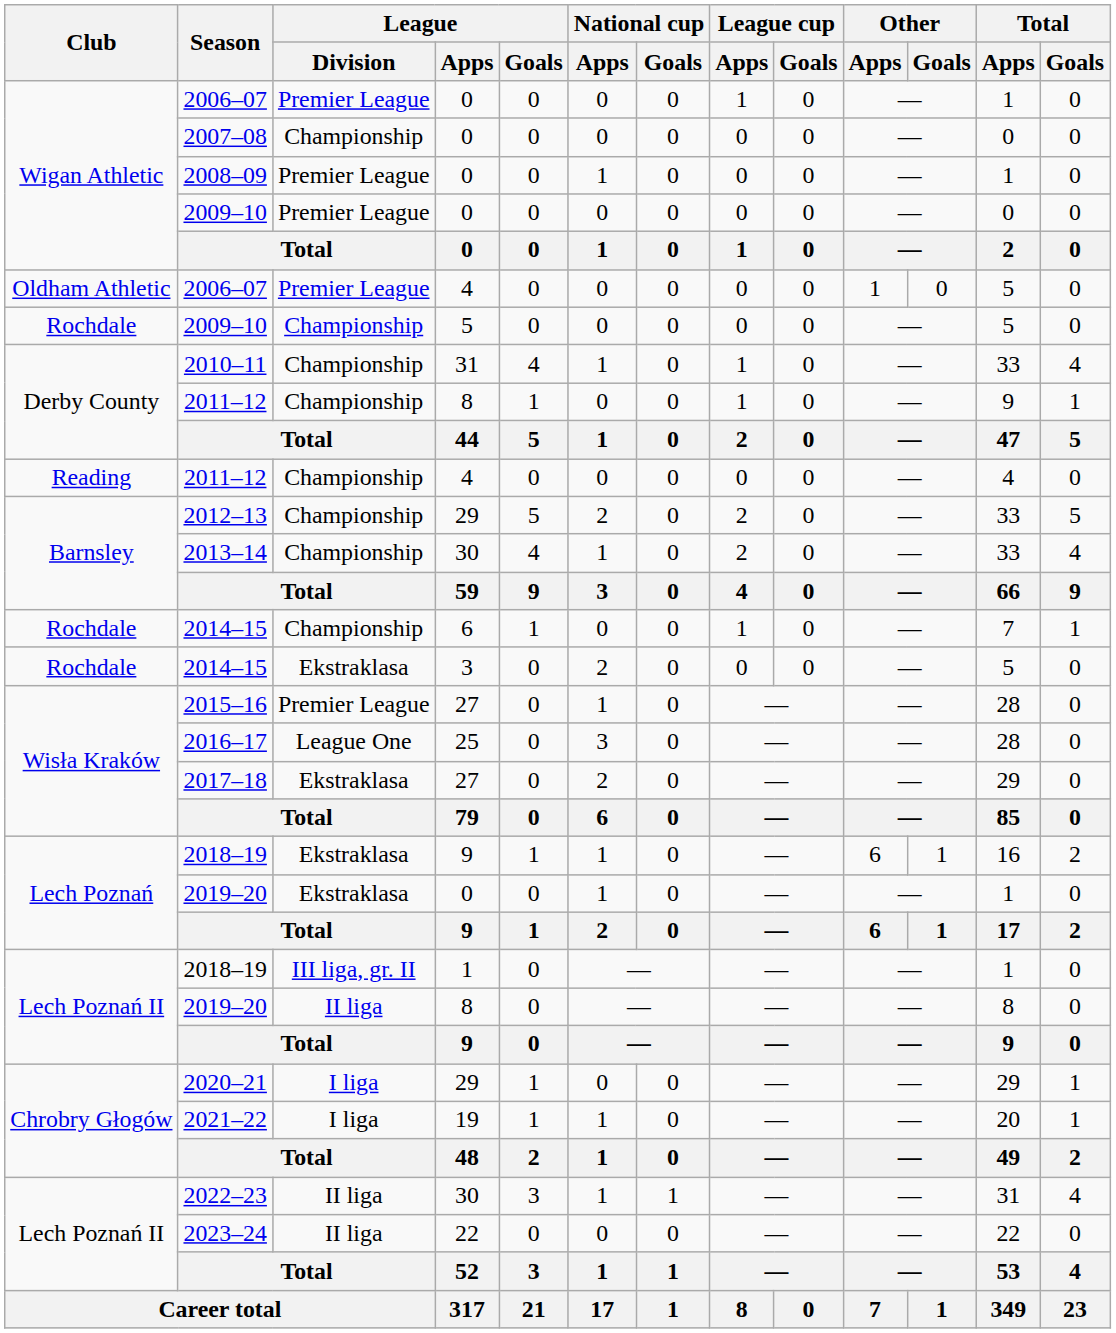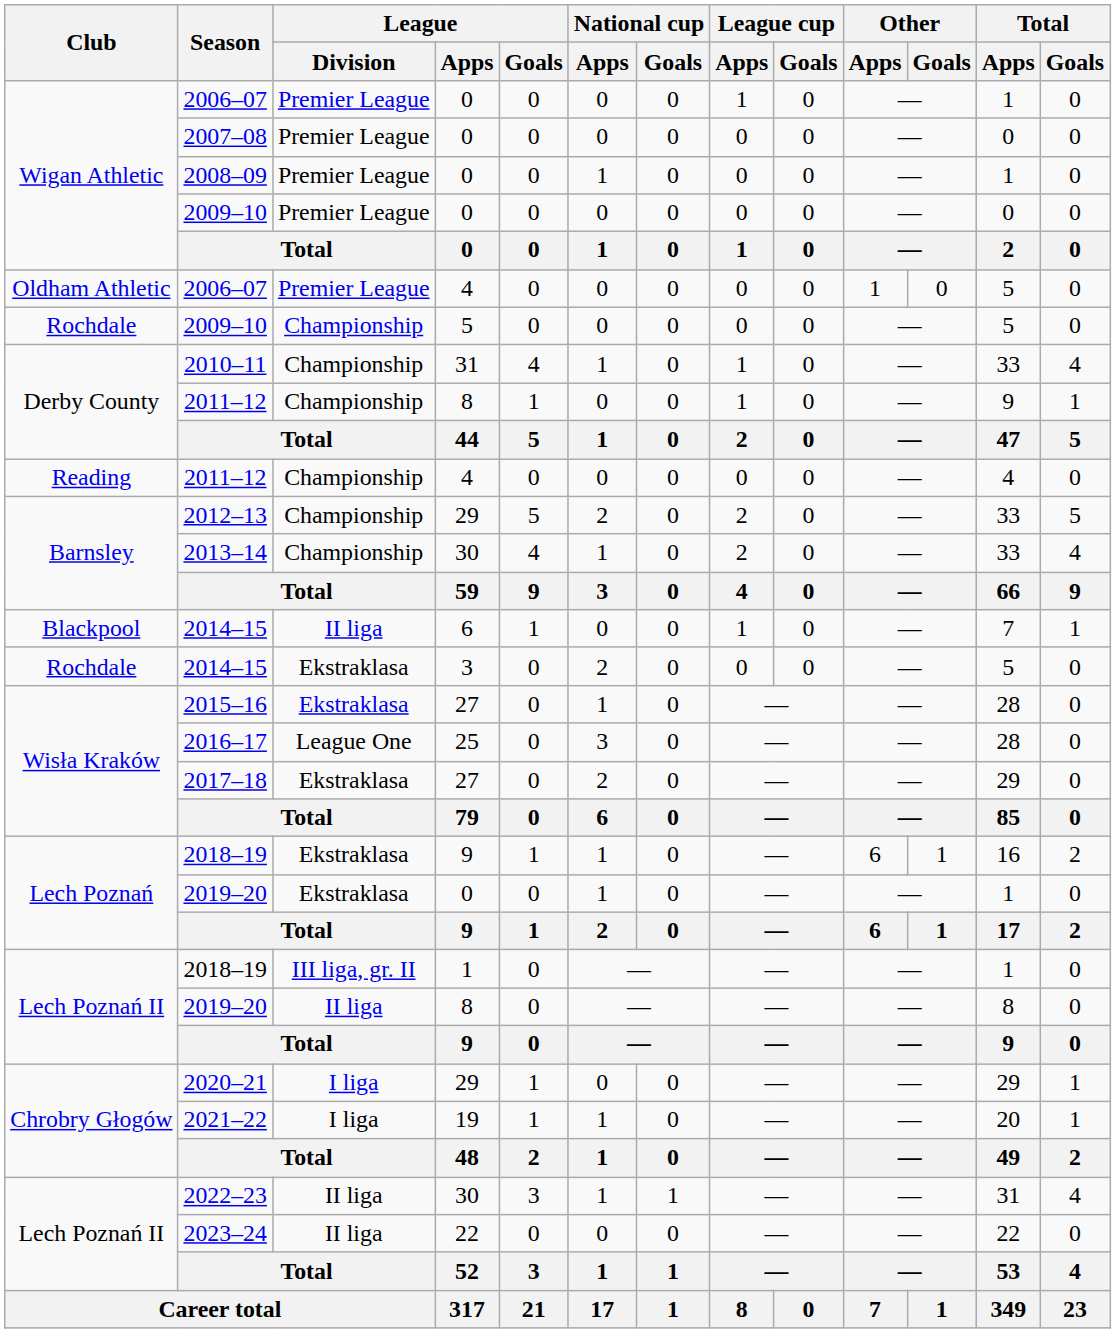(354, 136) Championship -> (354, 136) Premier League
(91, 628) Rochdale -> (91, 628) Blackpool
(354, 628) Championship -> (354, 628) II liga
(354, 703) Premier League -> (354, 703) Ekstraklasa
